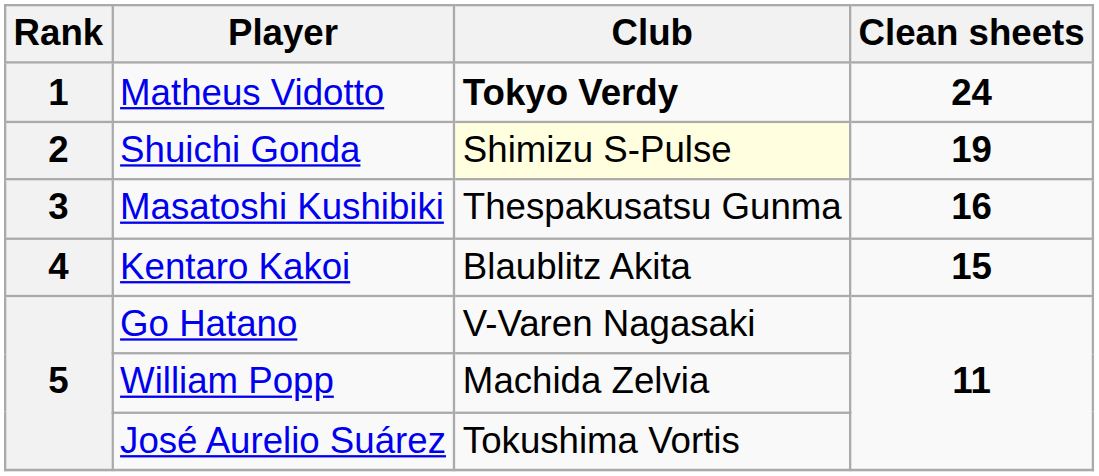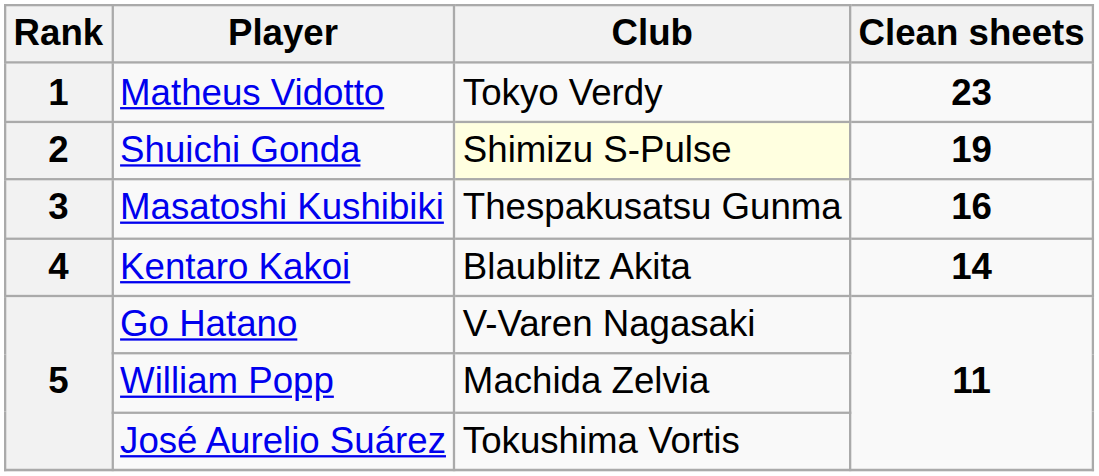(570, 91) bold -> (563, 91) normal
(972, 91) 24 -> (972, 91) 23
(972, 265) 15 -> (972, 265) 14
